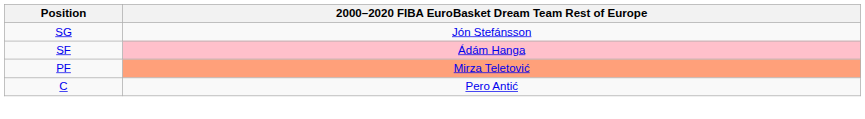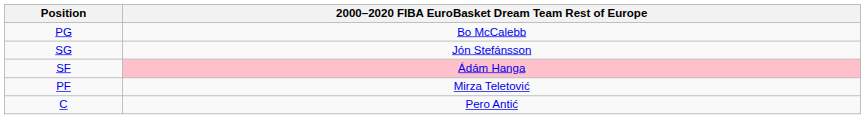+ row: (64, 31)
(492, 68) lightsalmon background -> (492, 86) no background
